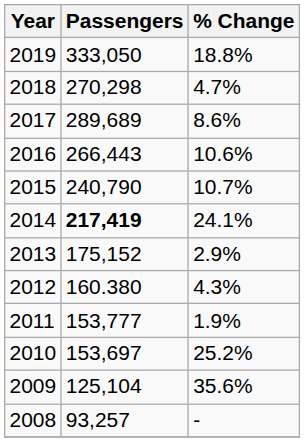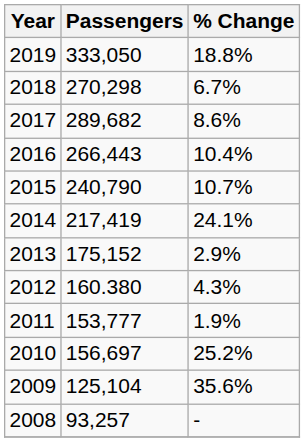(217, 87) 4.7% -> (217, 87) 6.7%
(104, 120) 289,689 -> (104, 120) 289,682
(223, 154) 10.6% -> (223, 154) 10.4%
(104, 220) bold -> (104, 220) normal
(104, 353) 153,697 -> (104, 353) 156,697
